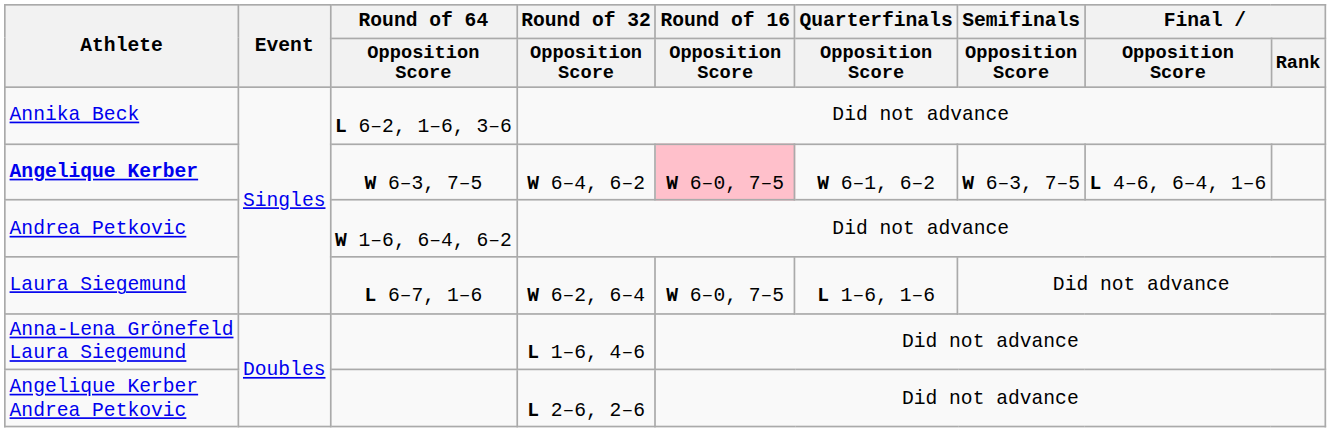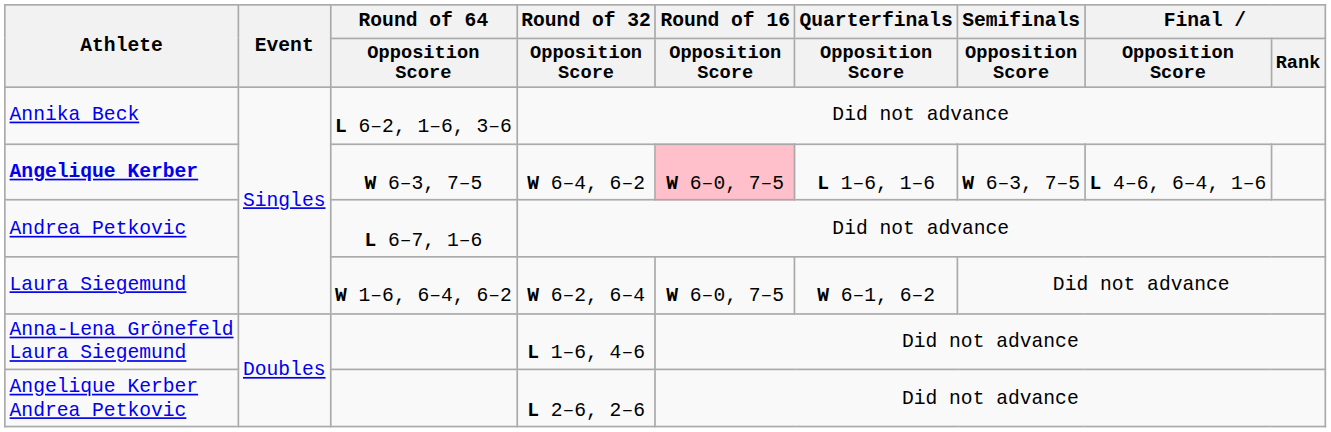(876, 184) W 6–1, 6–2 -> (876, 184) L 1–6, 1–6
(423, 240) W 1–6, 6–4, 6–2 -> (423, 240) L 6–7, 1–6
(423, 297) L 6–7, 1–6 -> (423, 297) W 1–6, 6–4, 6–2
(876, 297) L 1–6, 1–6 -> (876, 297) W 6–1, 6–2
